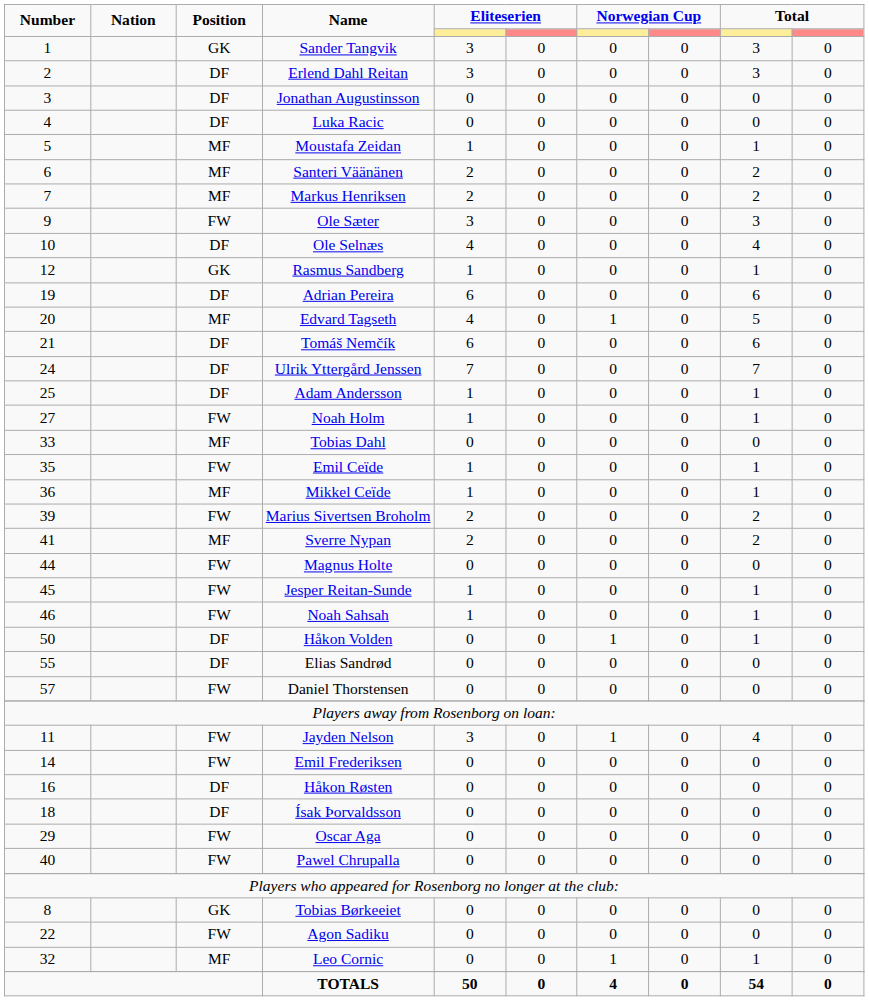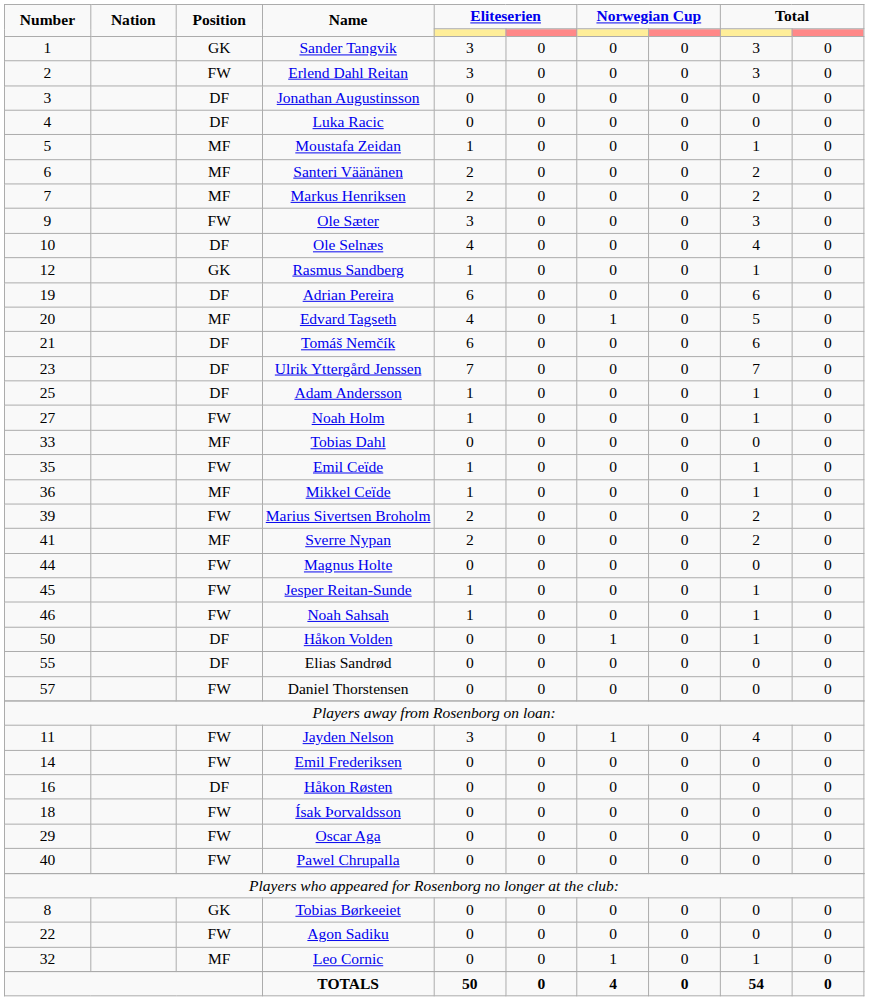(219, 73) DF -> (219, 73) FW
(47, 368) 24 -> (47, 368) 23
(219, 811) DF -> (219, 811) FW
